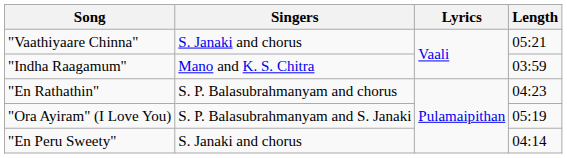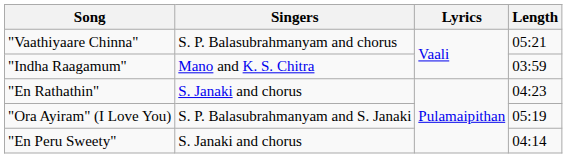(240, 41) S. Janaki and chorus -> (288, 41) S. P. Balasubrahmanyam and chorus
(288, 91) S. P. Balasubrahmanyam and chorus -> (240, 91) S. Janaki and chorus
